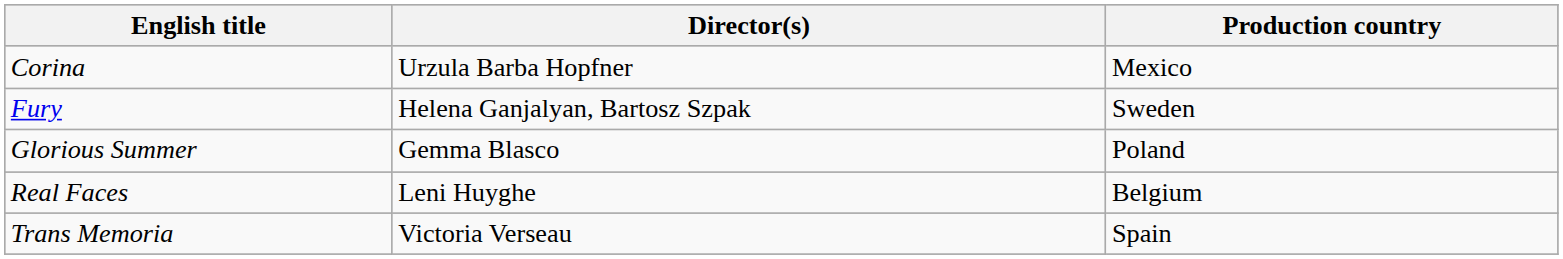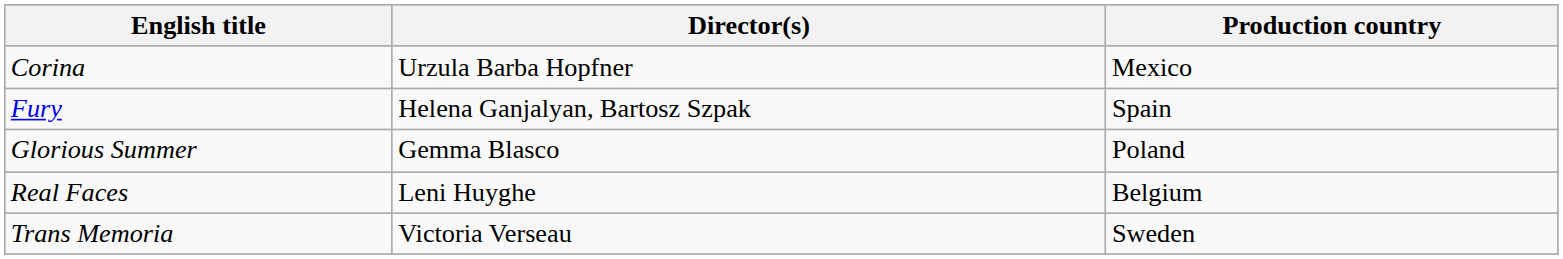(1153, 108) Sweden -> (1142, 108) Spain
(1142, 233) Spain -> (1153, 233) Sweden
